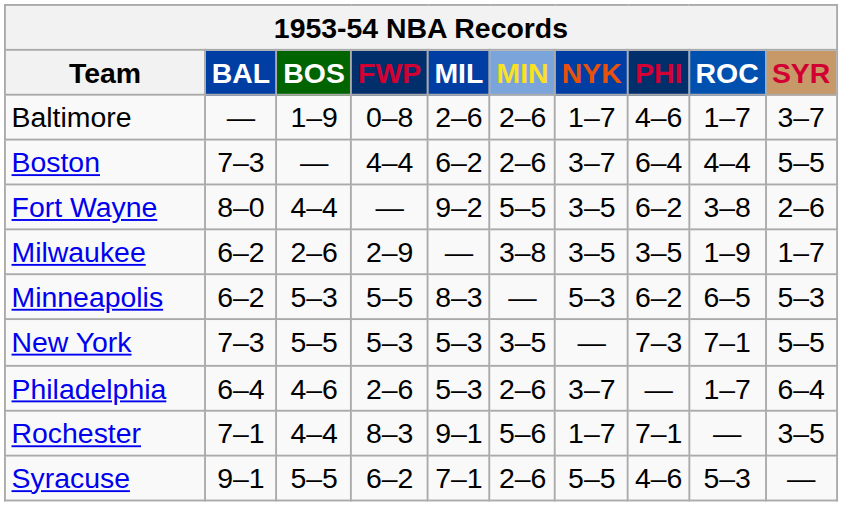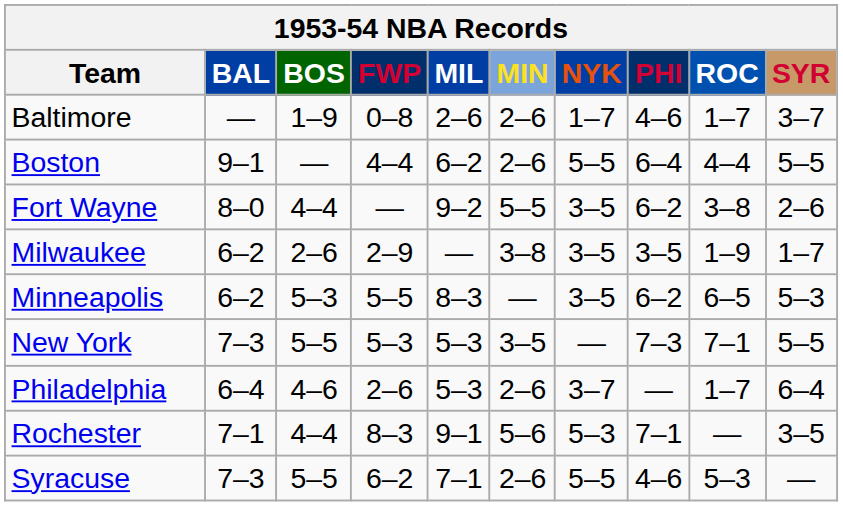(241, 163) 7–3 -> (241, 163) 9–1
(592, 163) 3–7 -> (592, 163) 5–5
(592, 298) 5–3 -> (592, 298) 3–5
(592, 433) 1–7 -> (592, 433) 5–3
(241, 478) 9–1 -> (241, 478) 7–3
